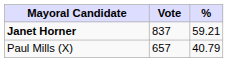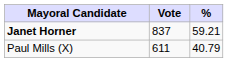(161, 48) 657 -> (161, 48) 611
